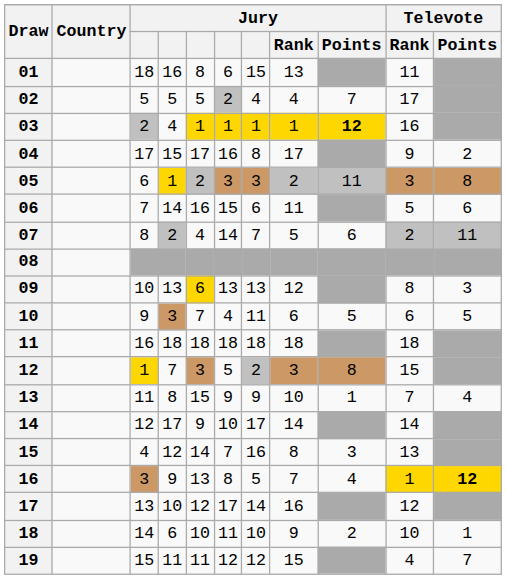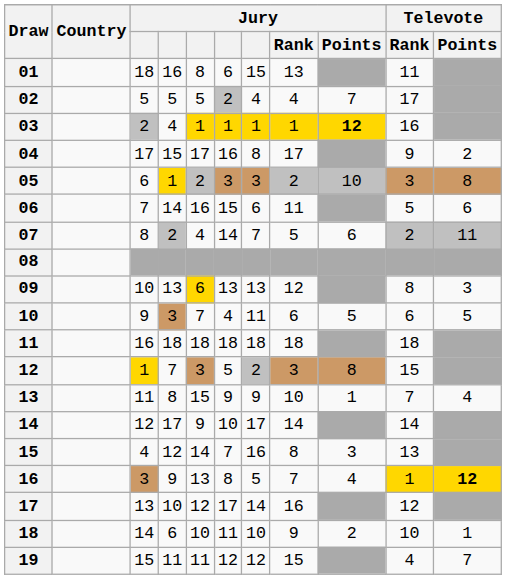(352, 181) 11 -> (352, 181) 10
